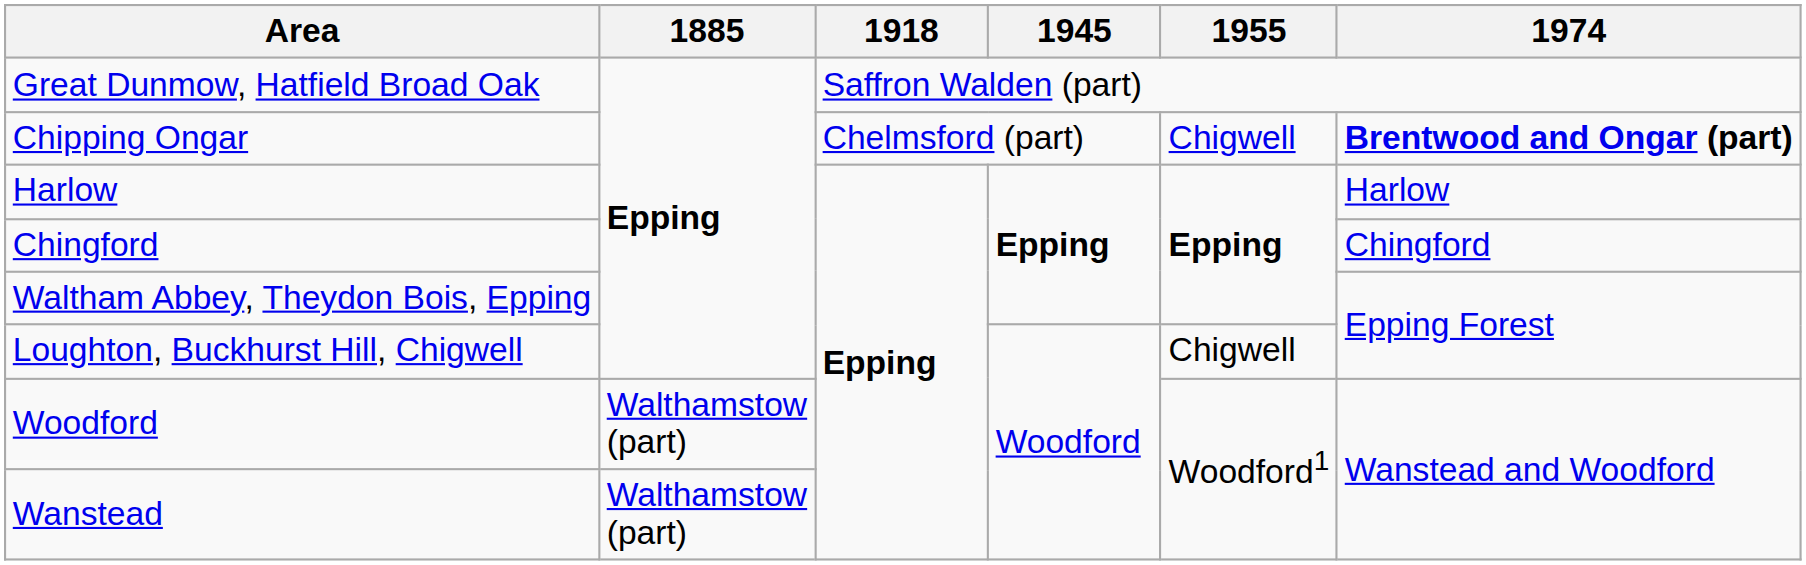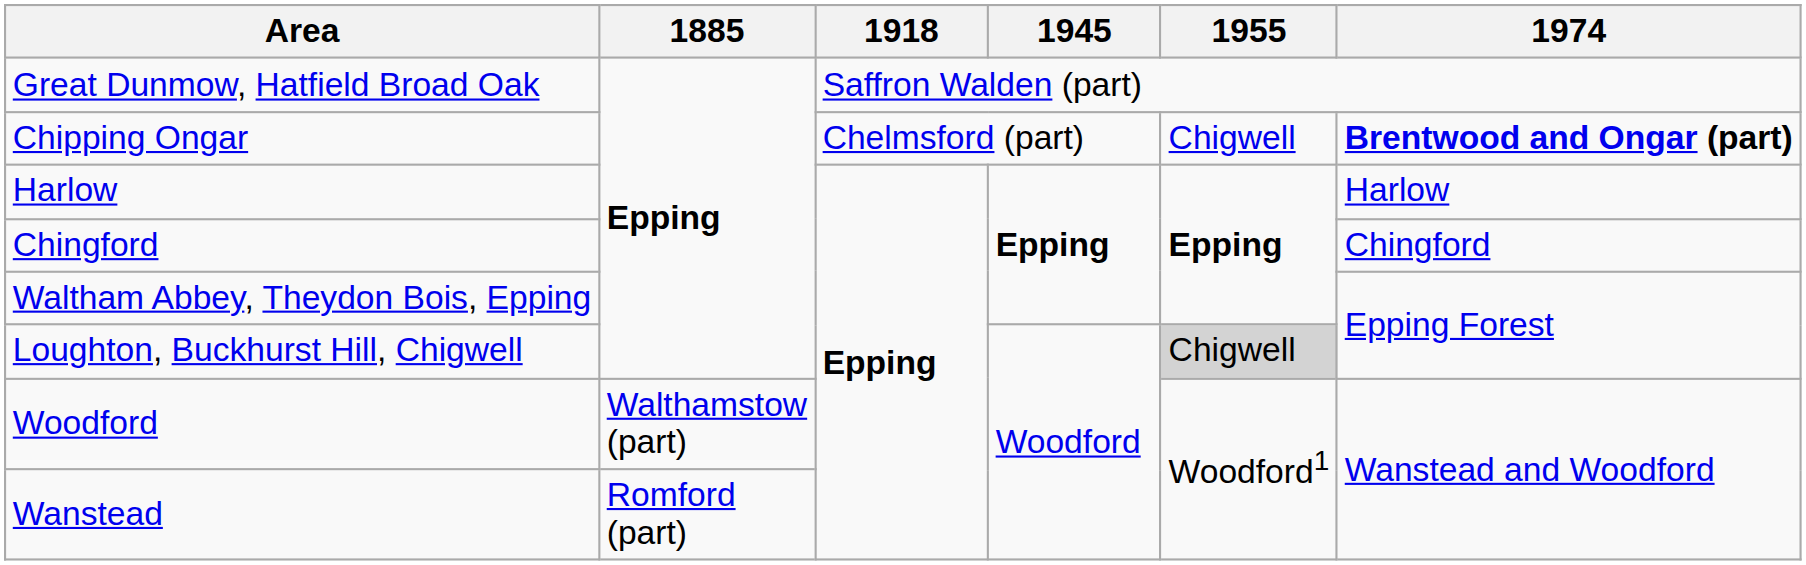(1232, 350) no background -> (1232, 350) lightgrey background
(707, 514) Walthamstow (part) -> (671, 514) Romford (part)
